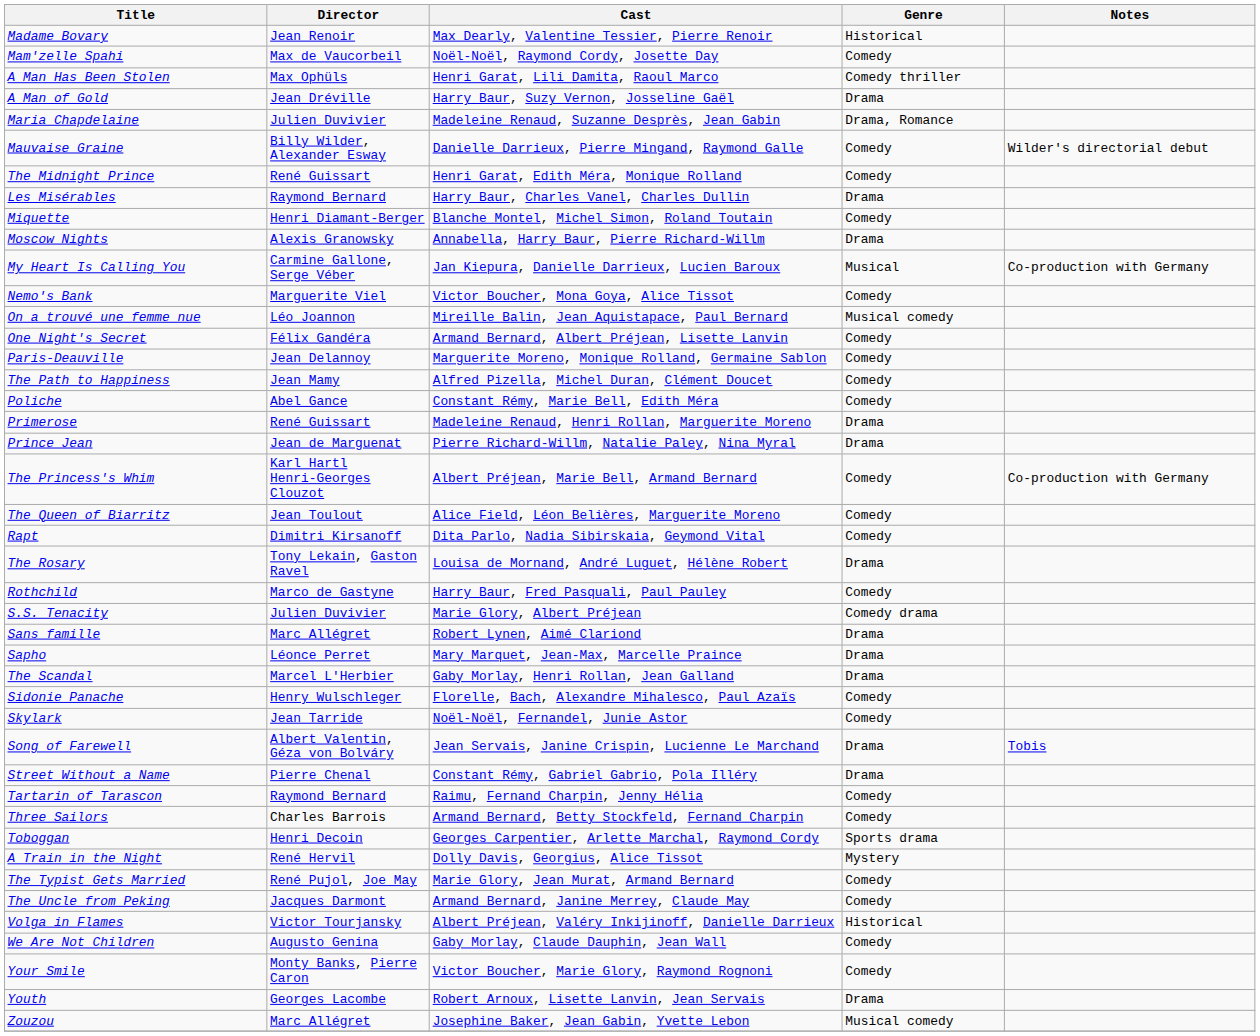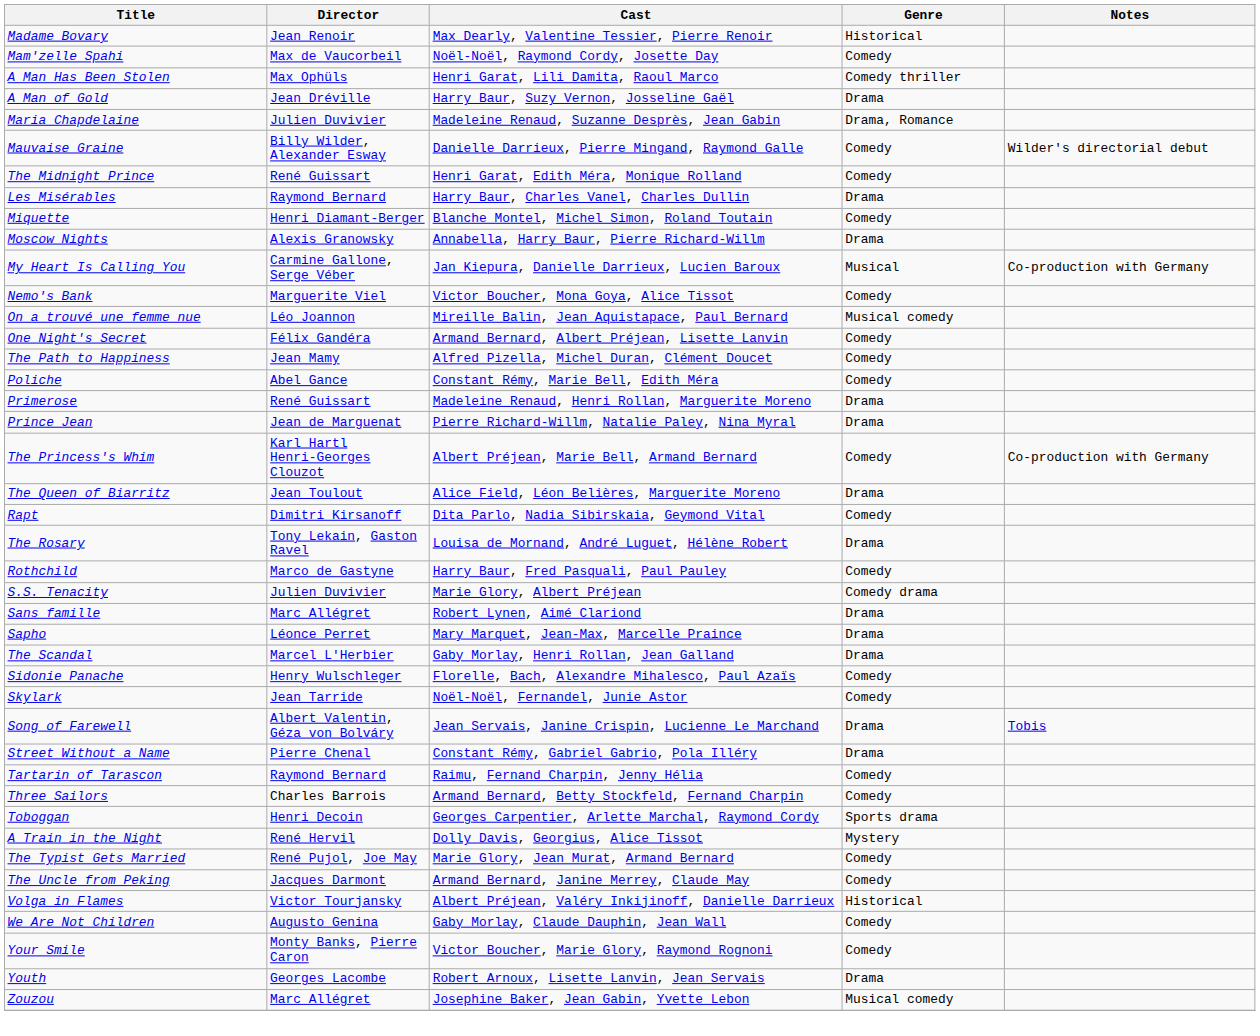- row: (65, 359)
(868, 515) Comedy -> (865, 494) Drama
